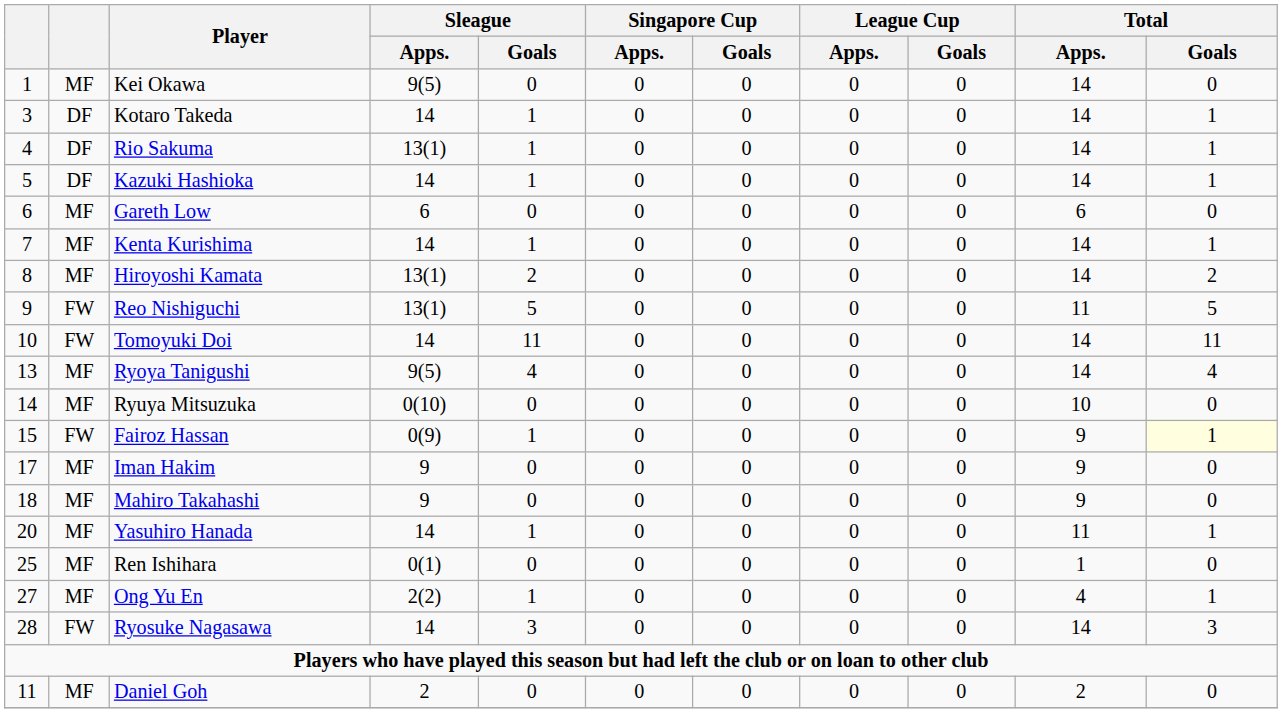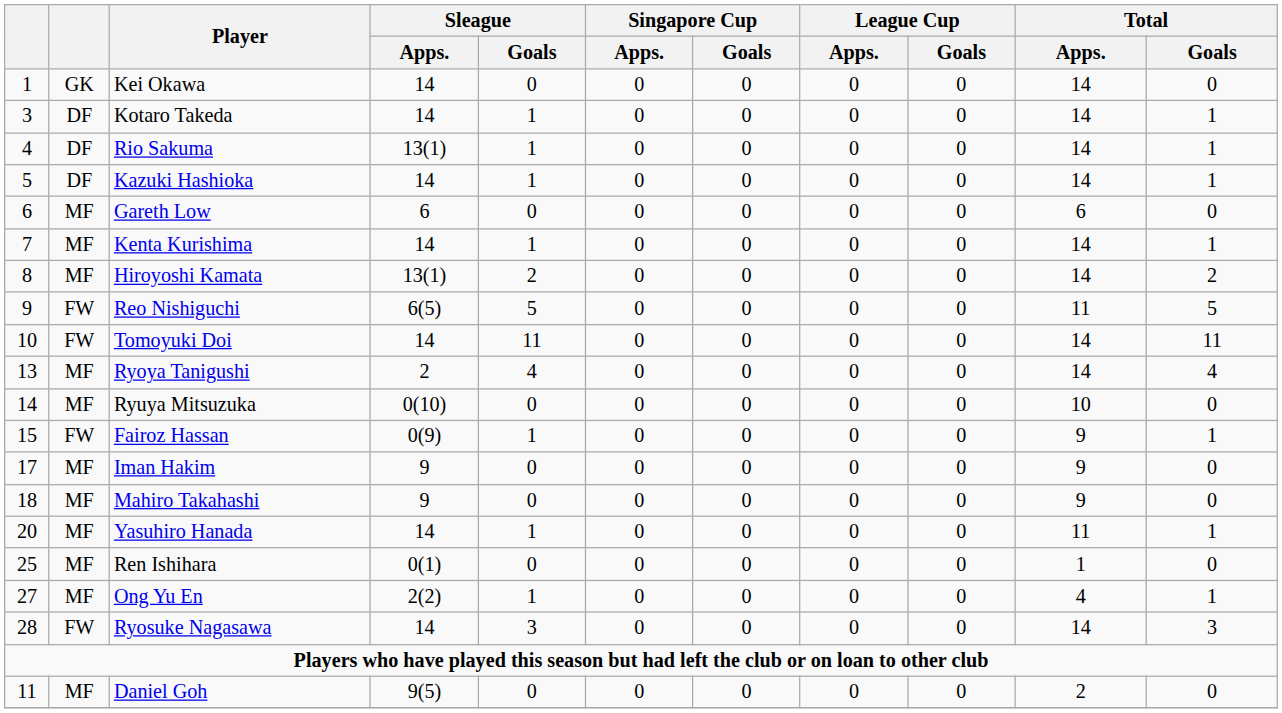(79, 84) MF -> (79, 84) GK
(424, 84) 9(5) -> (424, 84) 14
(424, 308) 13(1) -> (424, 308) 6(5)
(424, 372) 9(5) -> (424, 372) 2
(1212, 436) lightyellow background -> (1212, 436) no background
(424, 691) 2 -> (424, 691) 9(5)
